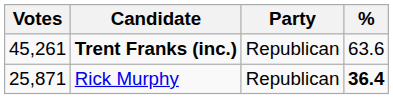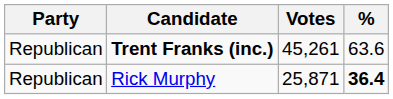columns swapped: (293, 19) <-> (38, 19)
